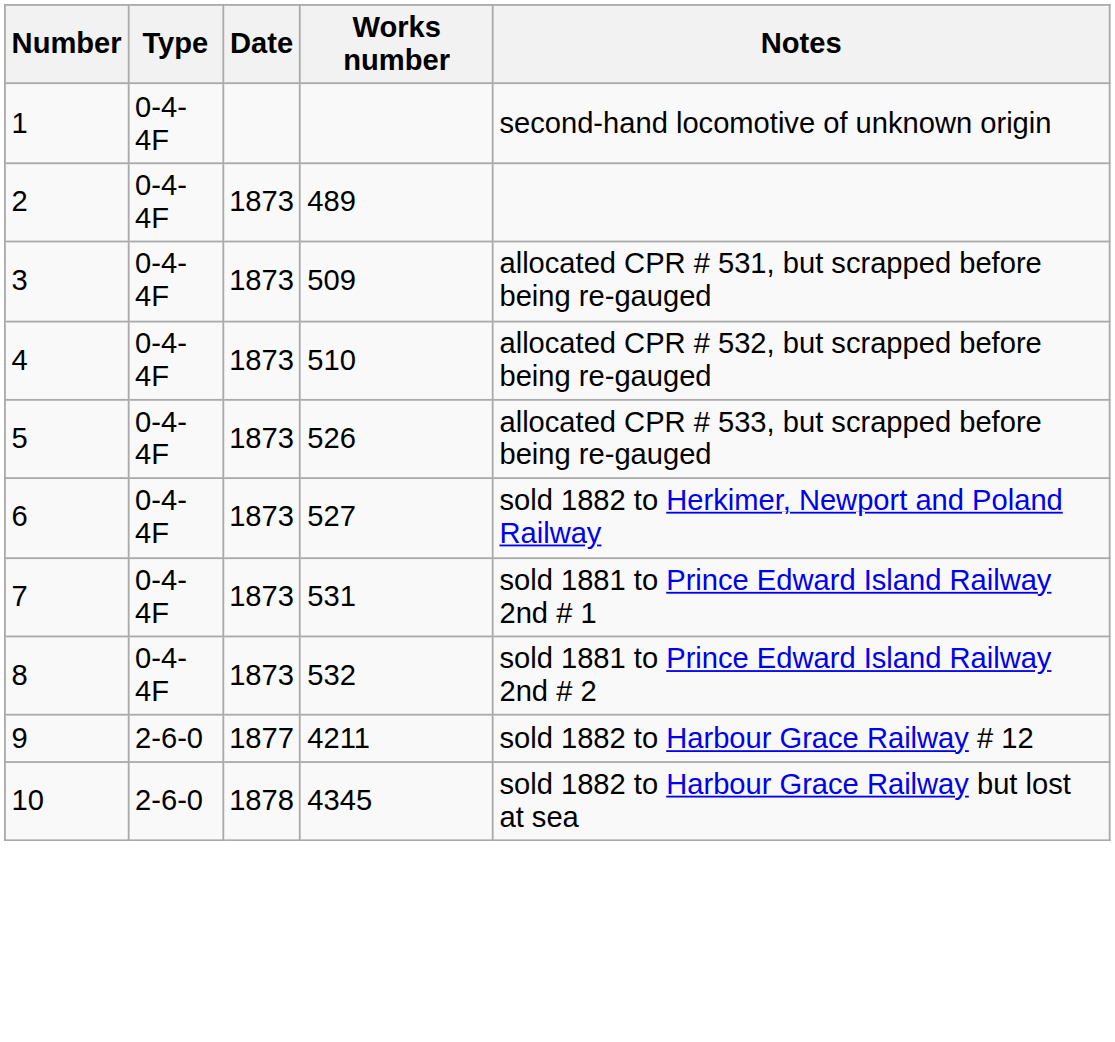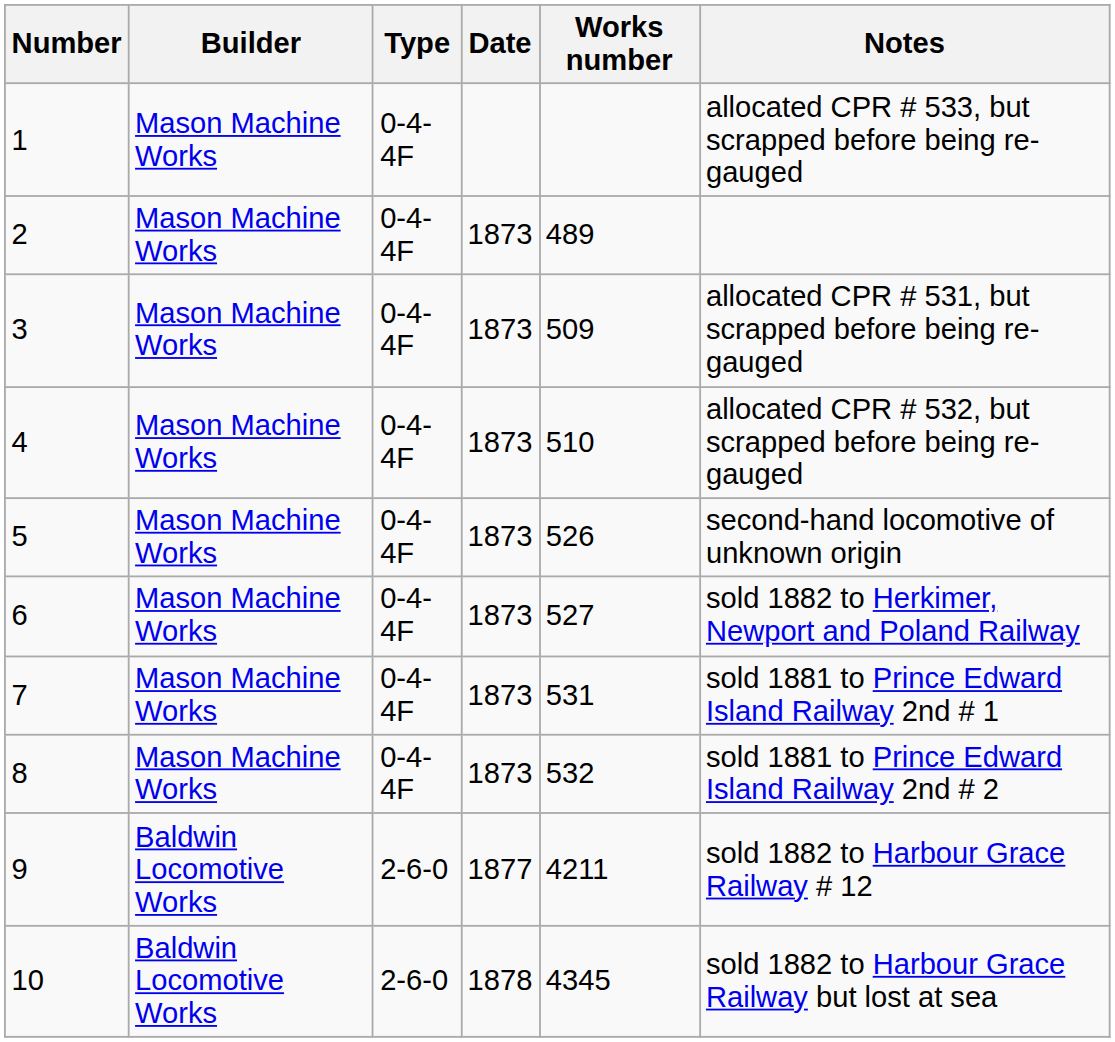+ column: (251, 43)
(775, 122) second-hand locomotive of unknown origin -> (873, 139) allocated CPR # 533, but scrapped before being re-gauged
(771, 438) allocated CPR # 533, but scrapped before being re-gauged -> (880, 536) second-hand locomotive of unknown origin
